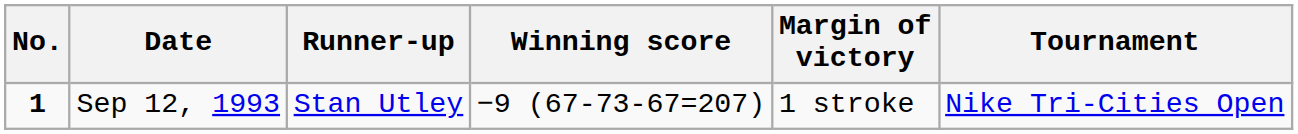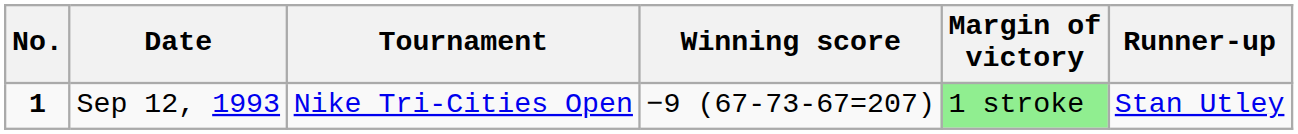columns swapped: (1115, 44) <-> (378, 44)
(847, 106) no background -> (1016, 106) lightgreen background
